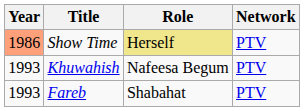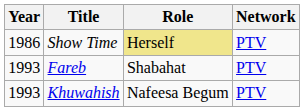(24, 42) lightsalmon background -> (24, 42) no background
rows swapped: (84, 67) <-> (67, 93)
